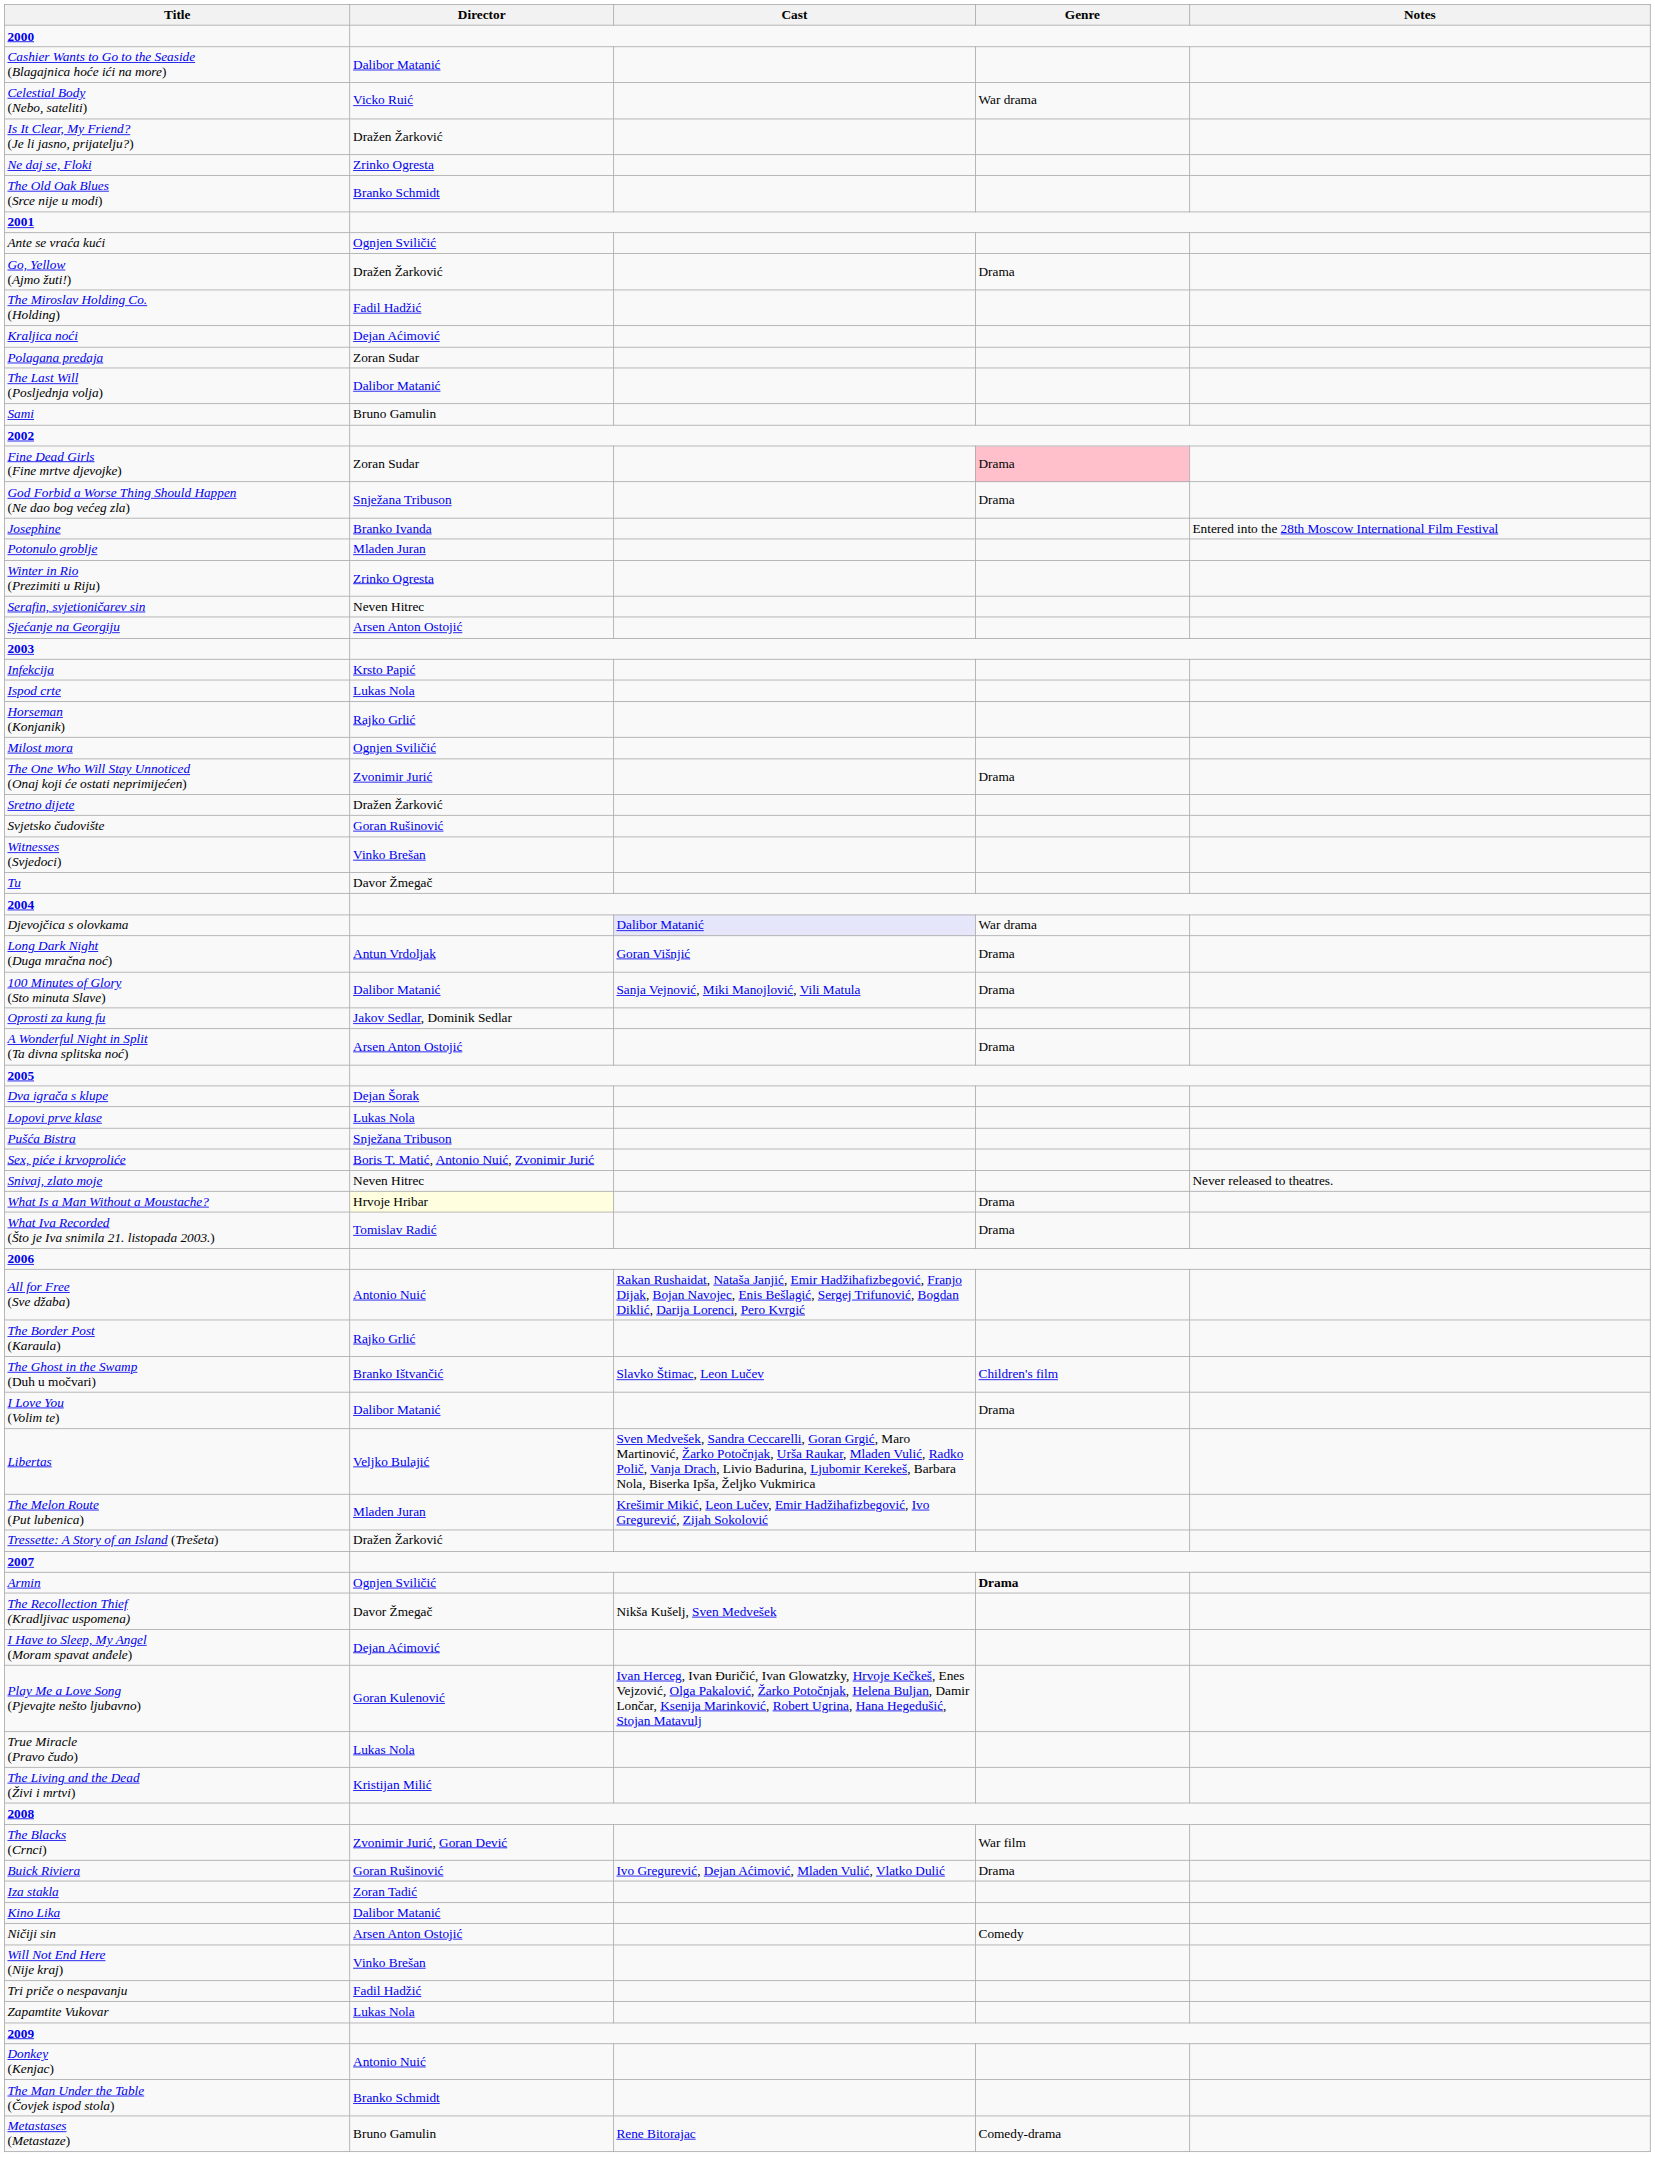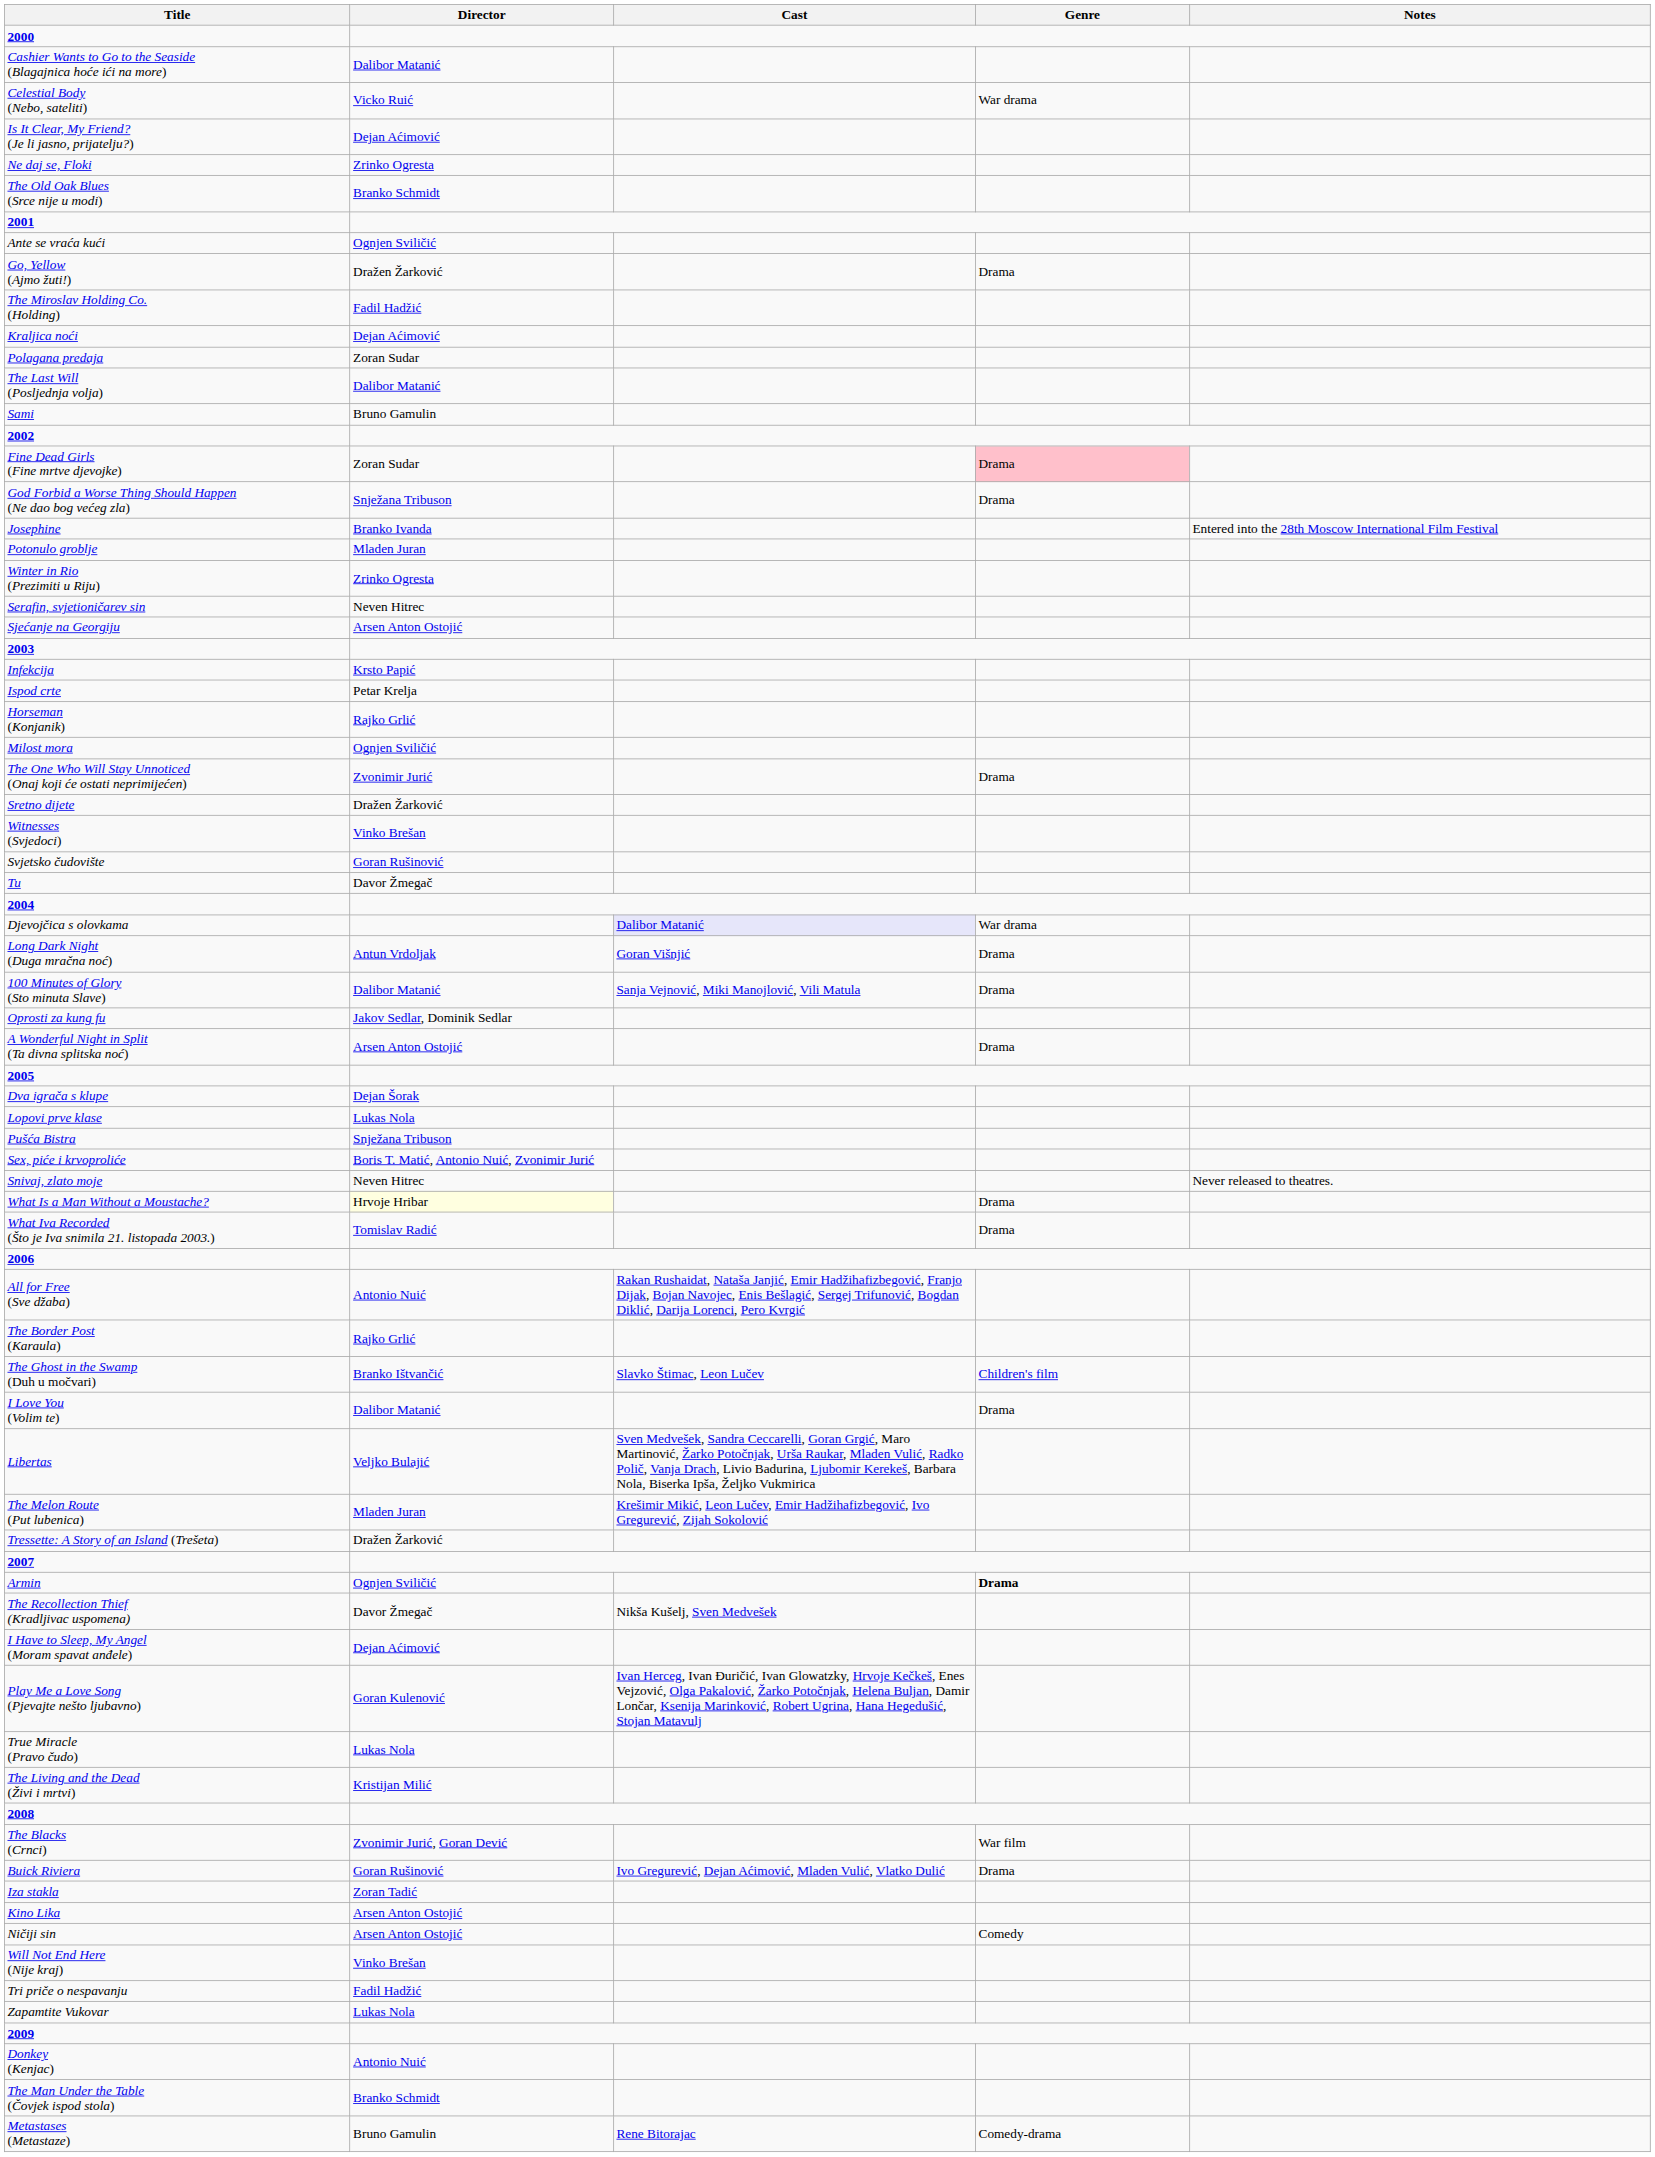(398, 136) Dražen Žarković -> (396, 136) Dejan Aćimović
(384, 690) Lukas Nola -> (385, 690) Petar Krelja
rows swapped: (34, 854) <-> (56, 826)
(397, 1913) Dalibor Matanić -> (408, 1913) Arsen Anton Ostojić
